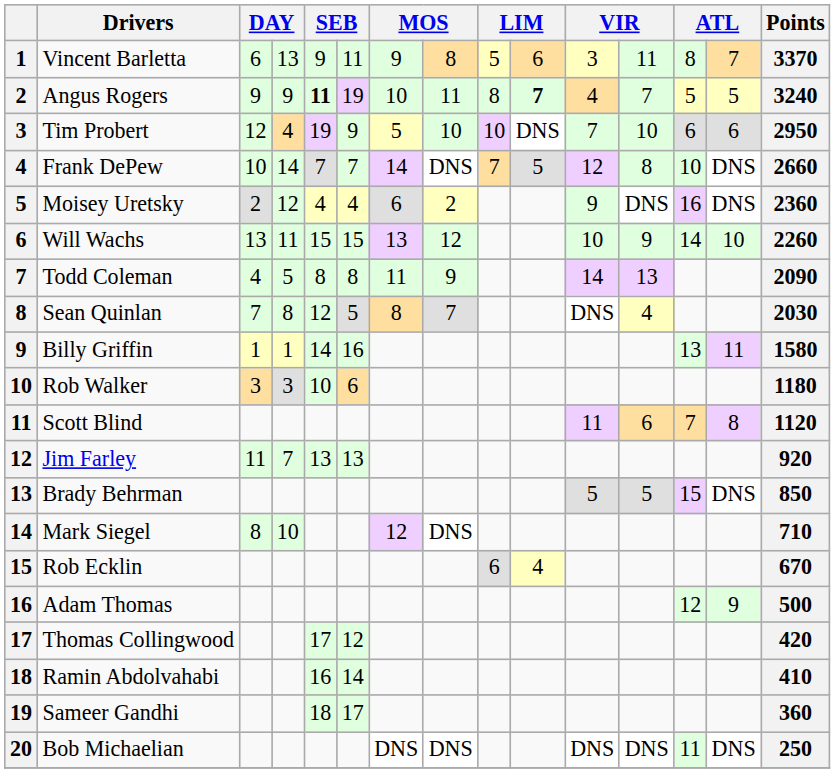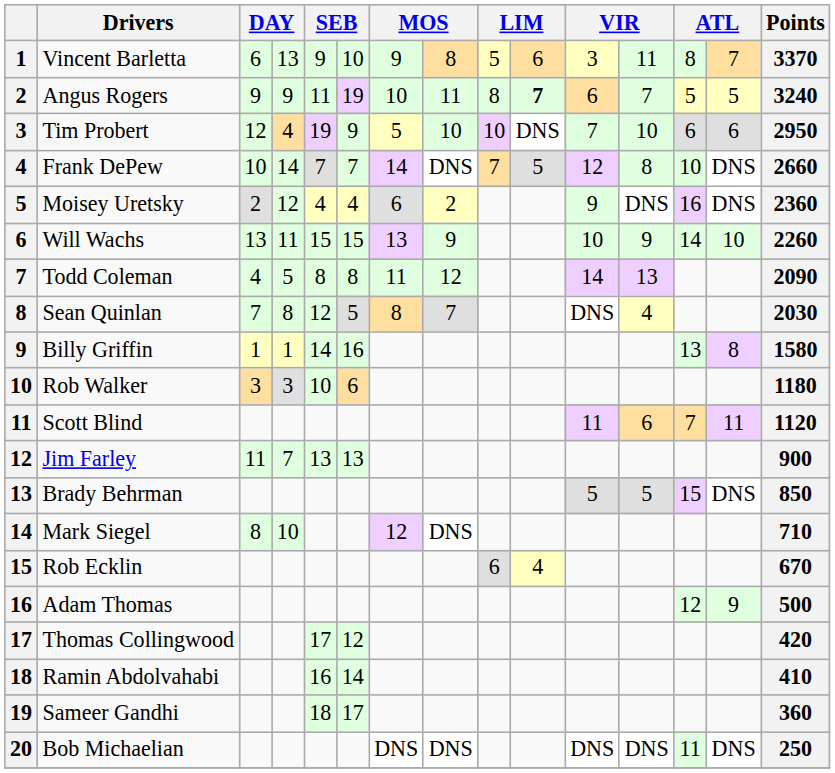(353, 58) 11 -> (353, 58) 10
(320, 94) bold -> (320, 94) normal
(592, 94) 4 -> (592, 94) 6
(451, 240) 12 -> (451, 240) 9
(451, 276) 9 -> (451, 276) 12
(734, 349) 11 -> (734, 349) 8
(734, 422) 8 -> (734, 422) 11
(795, 458) 920 -> (795, 458) 900
